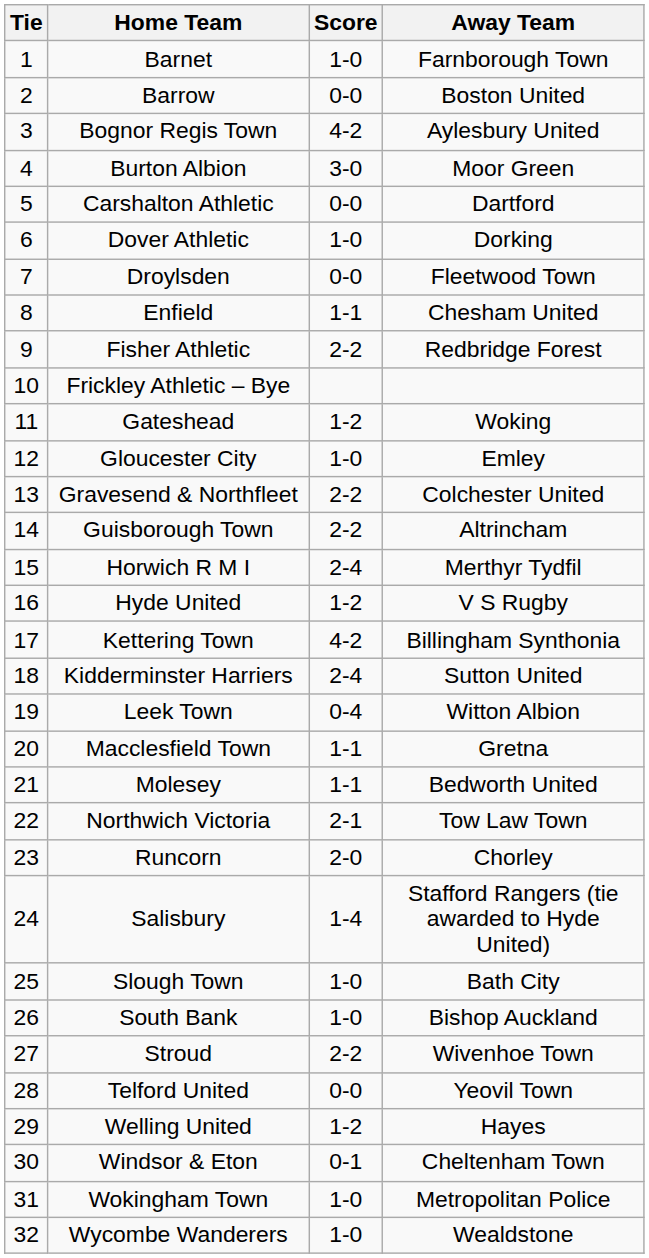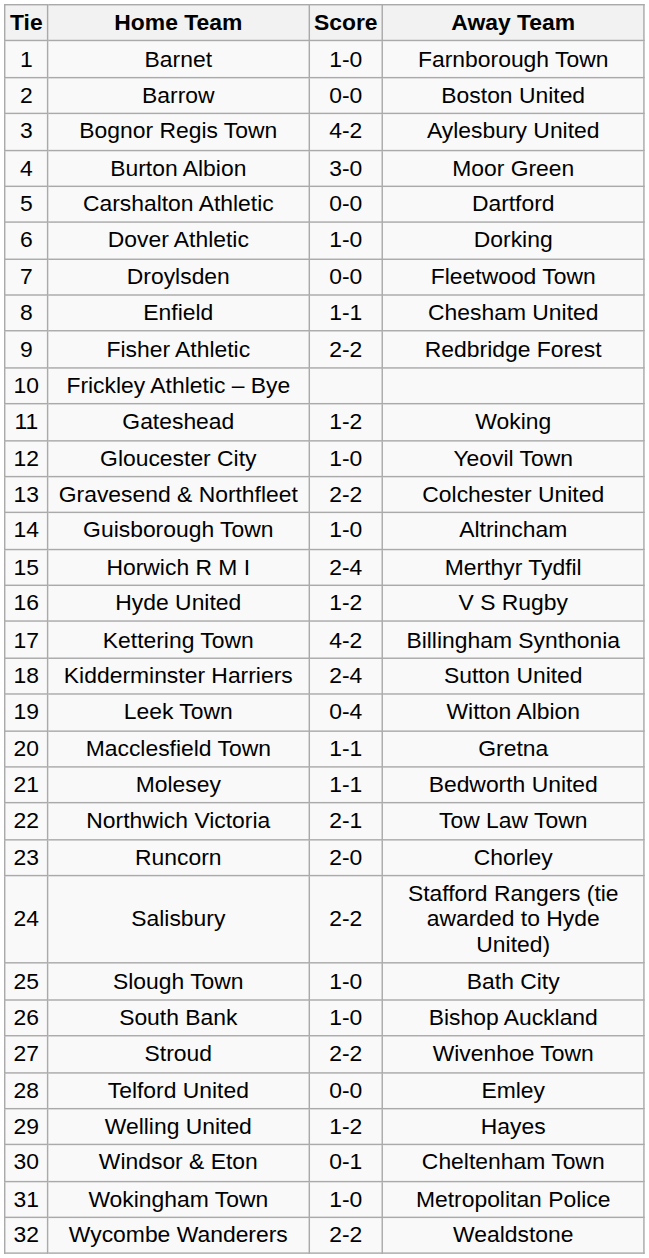(513, 458) Emley -> (513, 458) Yeovil Town
(346, 530) 2-2 -> (346, 530) 1-0
(346, 919) 1-4 -> (346, 919) 2-2
(513, 1090) Yeovil Town -> (513, 1090) Emley
(346, 1235) 1-0 -> (346, 1235) 2-2
